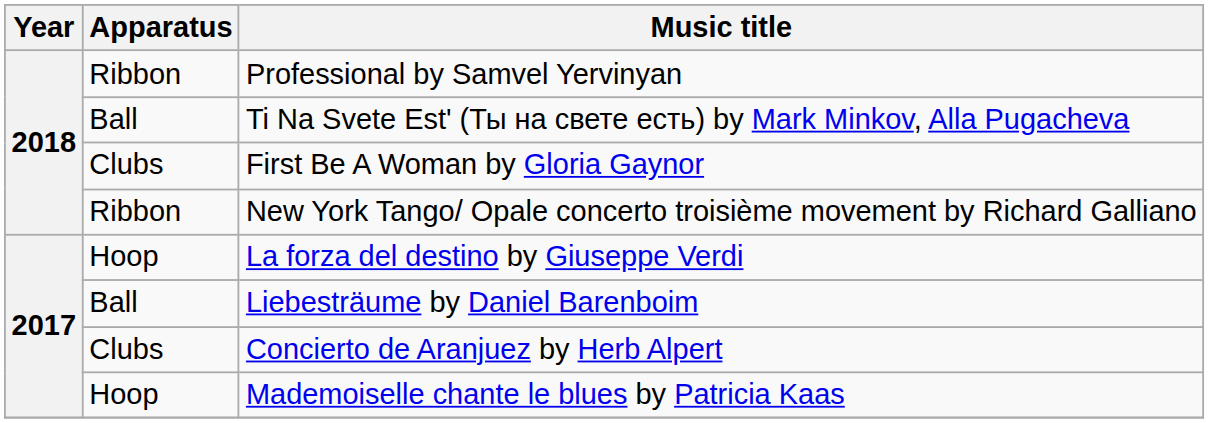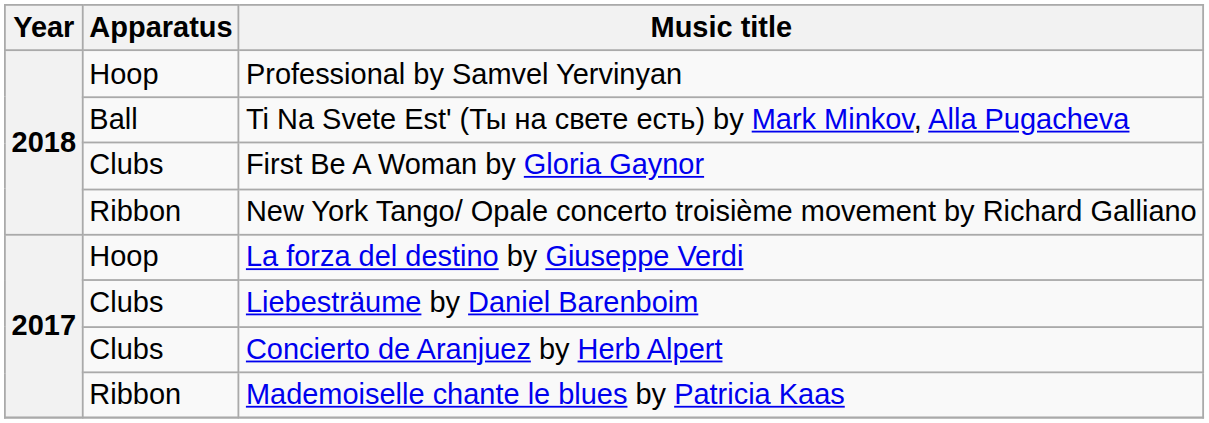(135, 73) Ribbon -> (124, 73) Hoop
(114, 303) Ball -> (126, 303) Clubs
(124, 394) Hoop -> (135, 394) Ribbon
